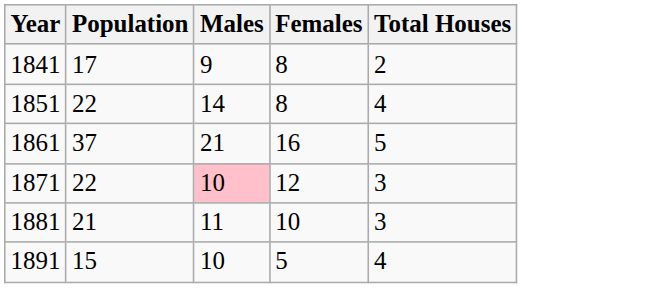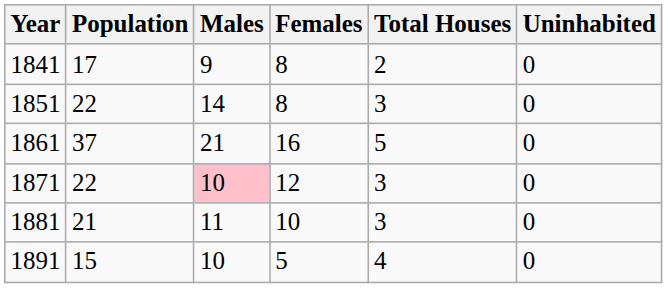+ column: (589, 24)
(380, 103) 4 -> (380, 103) 3
